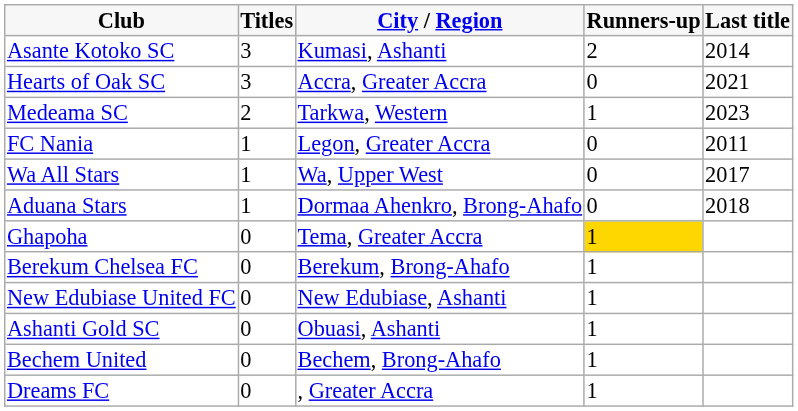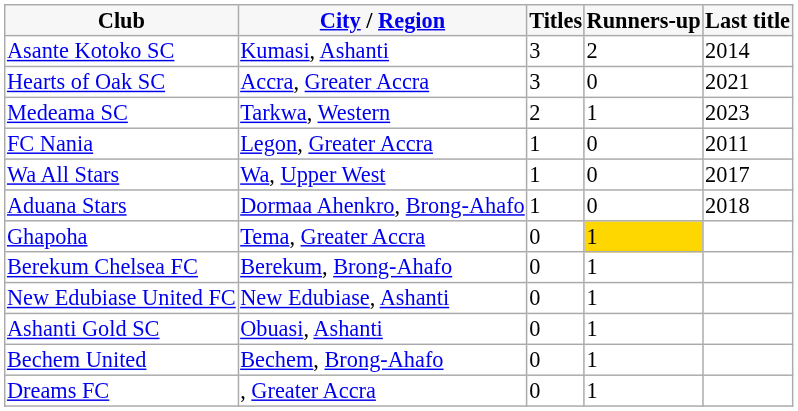columns swapped: (440, 20) <-> (267, 20)
